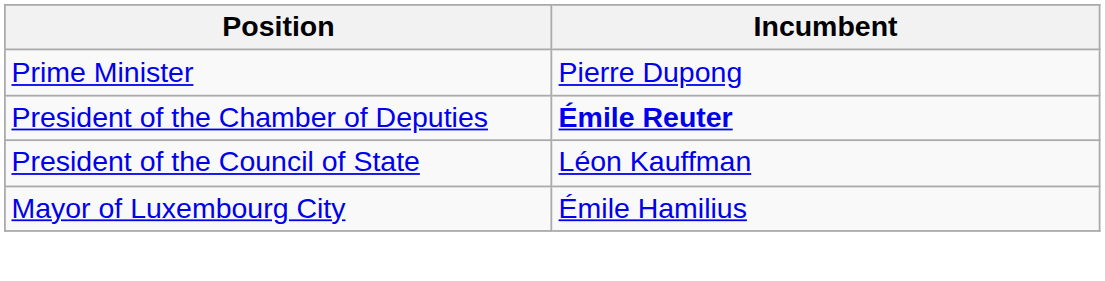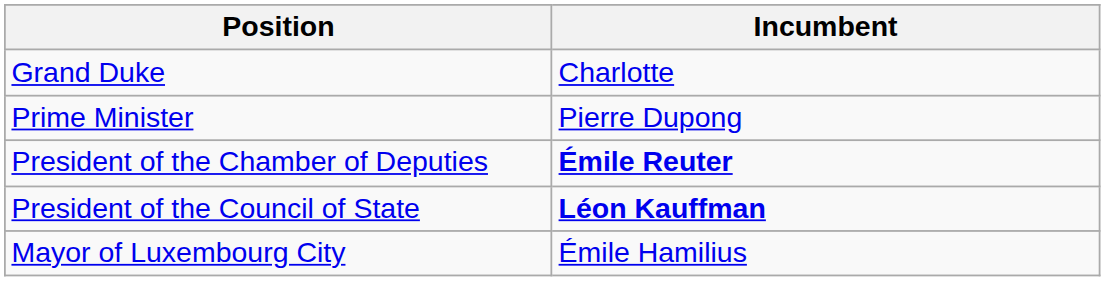+ row: (88, 72)
(655, 162) normal -> (662, 207) bold
